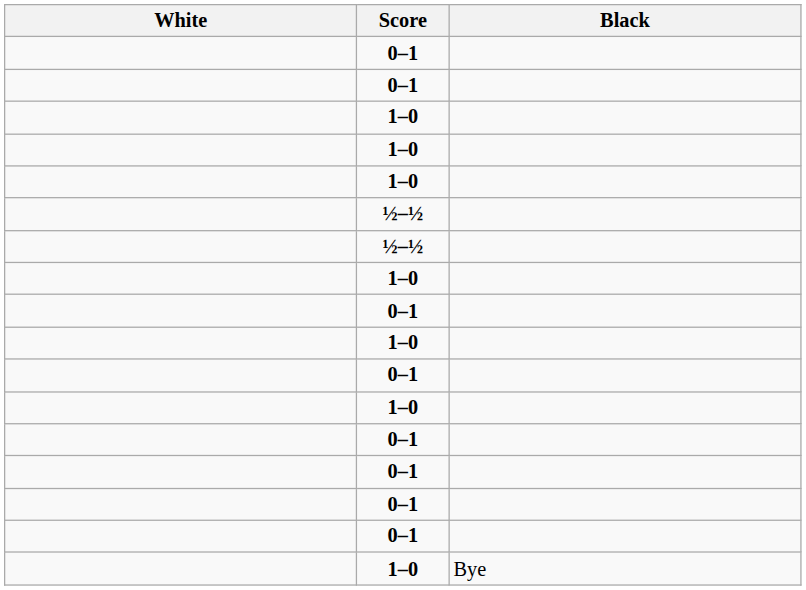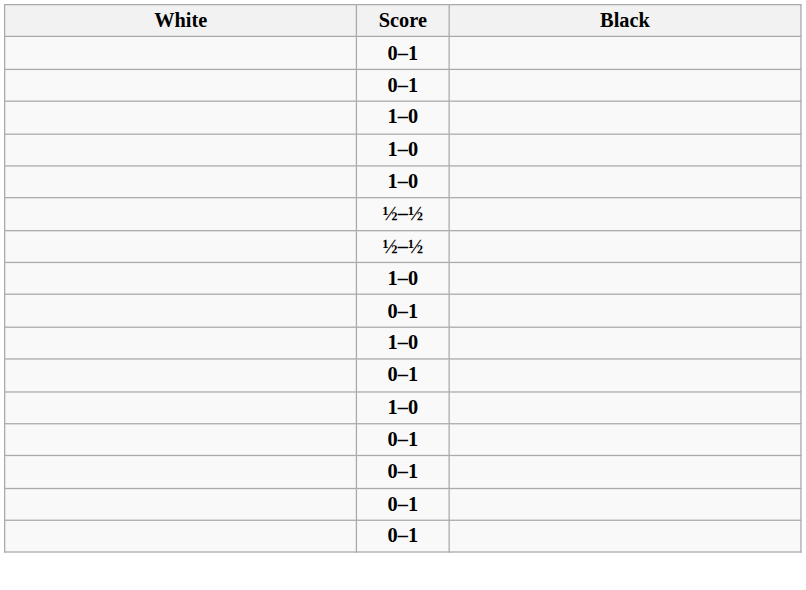- row: (403, 568)
